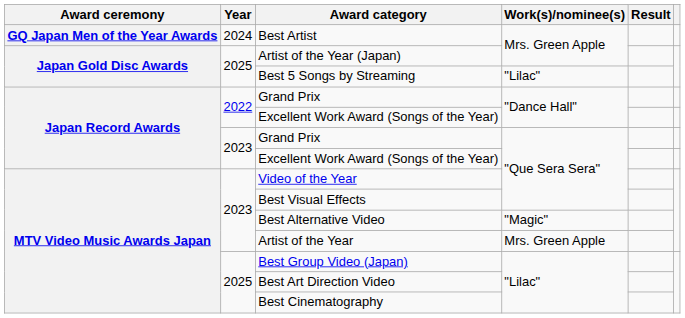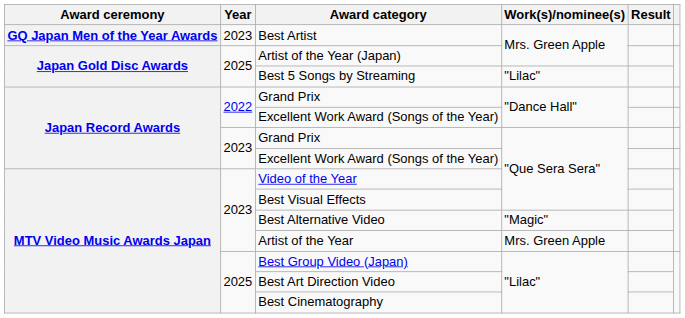(238, 35) 2024 -> (238, 35) 2023
